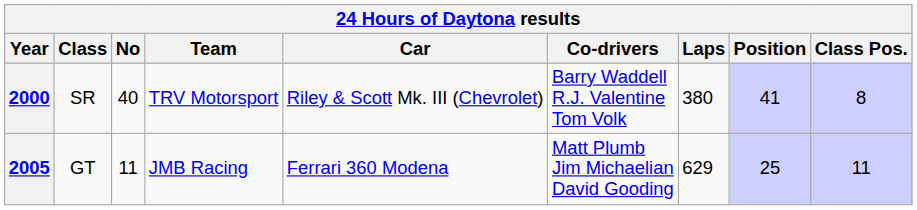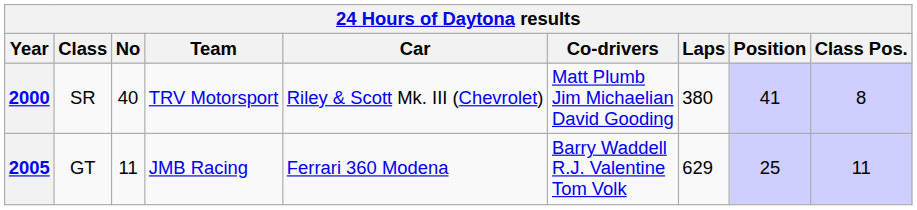(609, 98) Barry Waddell R.J. Valentine Tom Volk -> (613, 98) Matt Plumb Jim Michaelian David Gooding
(613, 168) Matt Plumb Jim Michaelian David Gooding -> (609, 168) Barry Waddell R.J. Valentine Tom Volk
